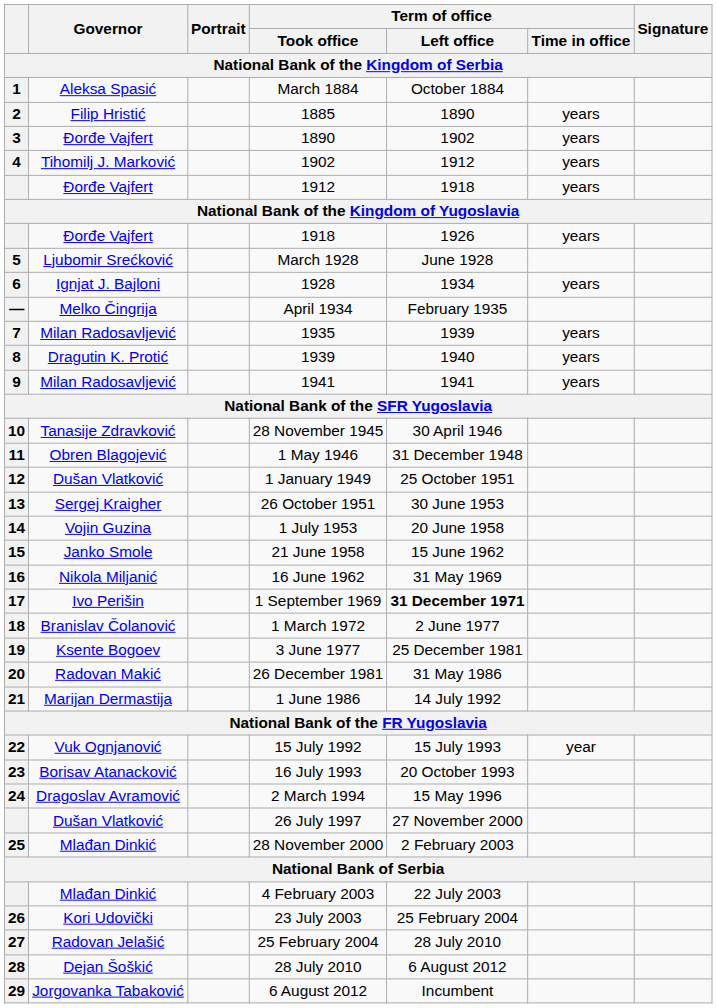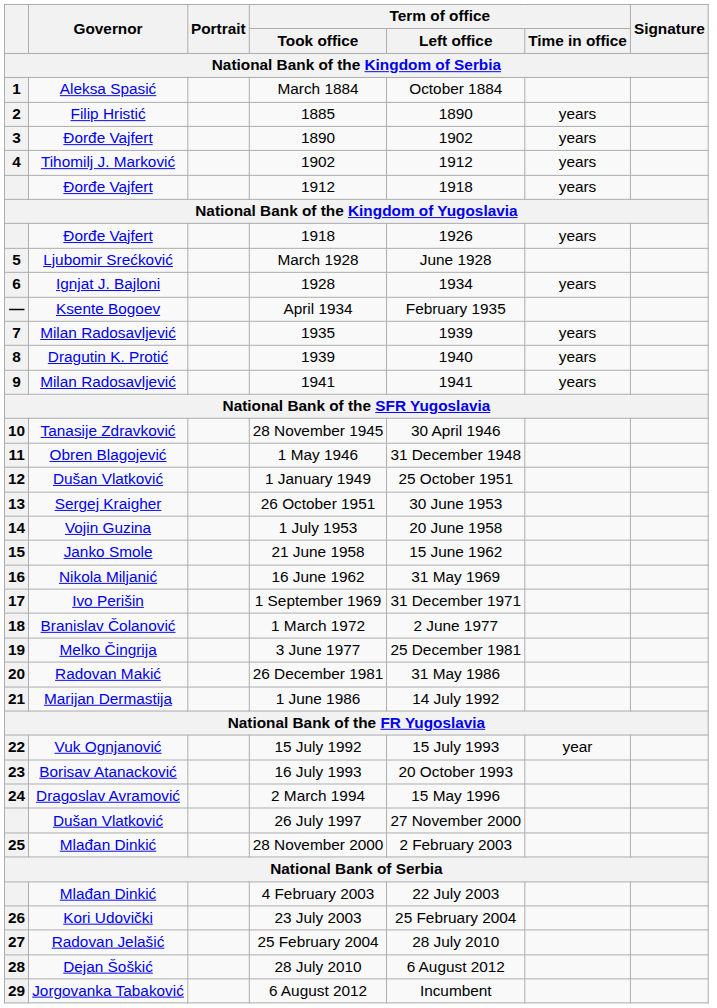(108, 308) Melko Čingrija -> (108, 308) Ksente Bogoev
(457, 601) bold -> (456, 601) normal
(108, 650) Ksente Bogoev -> (108, 650) Melko Čingrija
